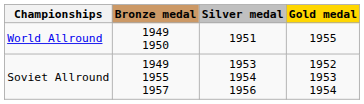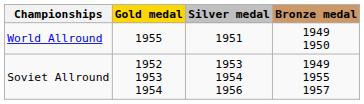columns swapped: (323, 14) <-> (156, 14)
